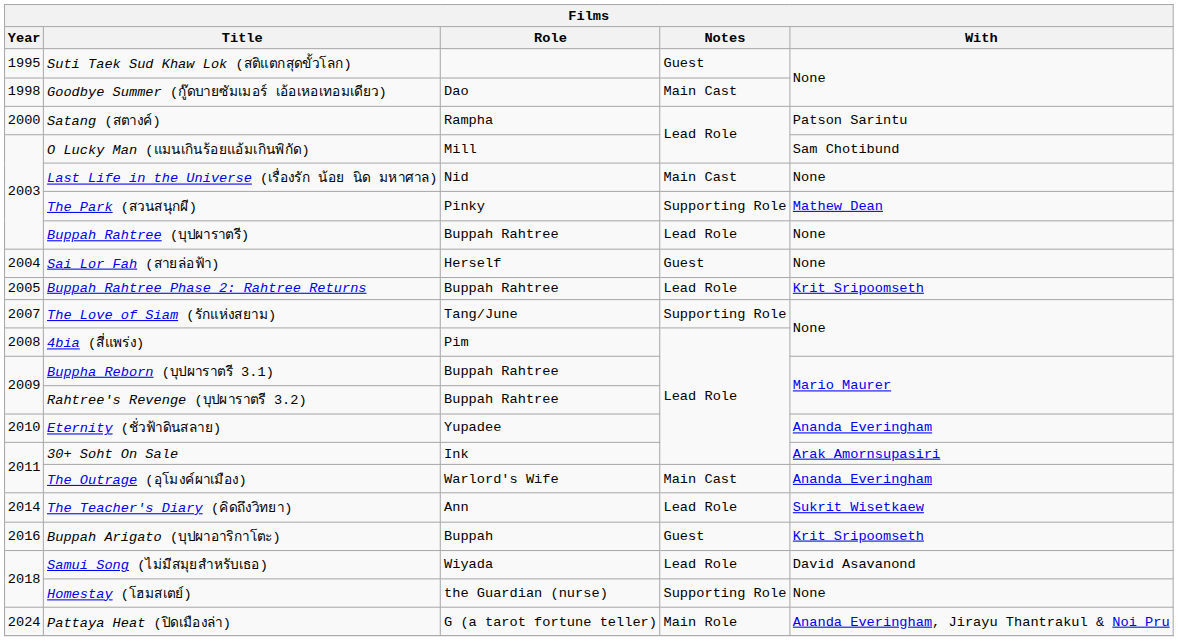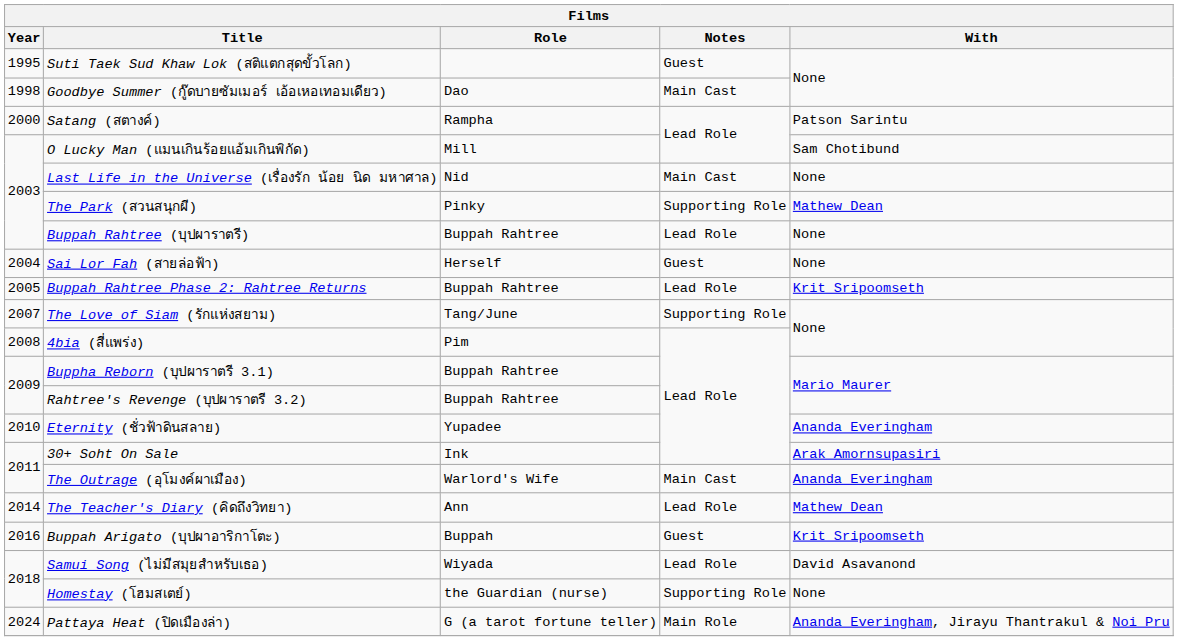(858, 507) Sukrit Wisetkaew -> (838, 507) Mathew Dean
